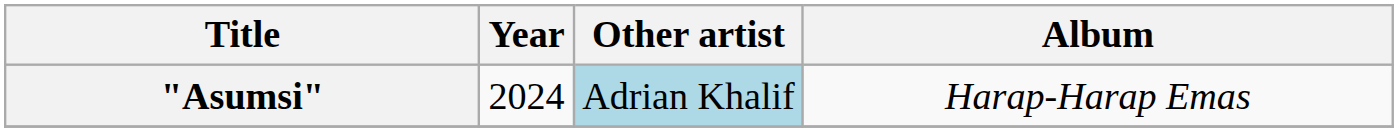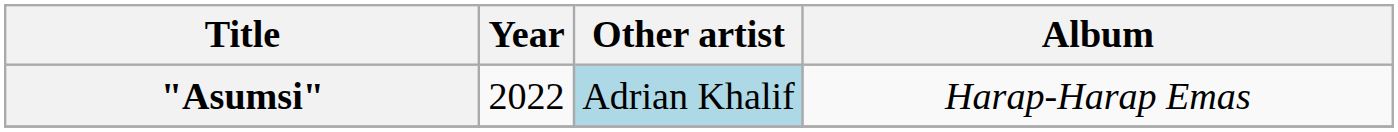(527, 95) 2024 -> (527, 95) 2022
